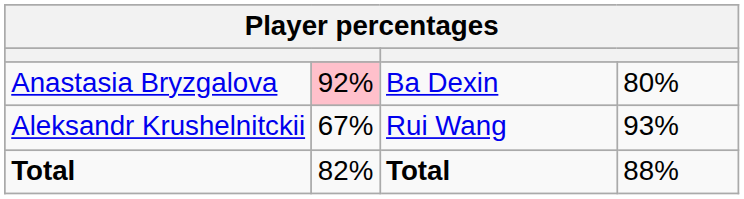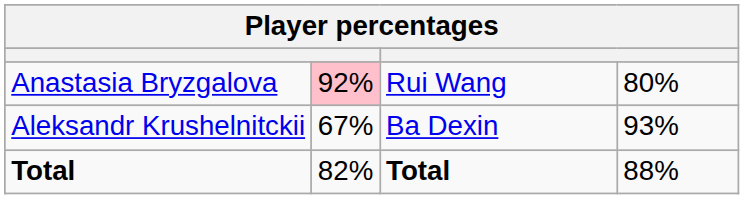(442, 83) Ba Dexin -> (446, 83) Rui Wang
(446, 127) Rui Wang -> (442, 127) Ba Dexin
